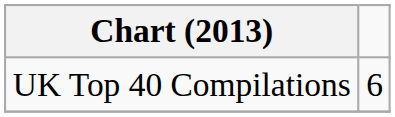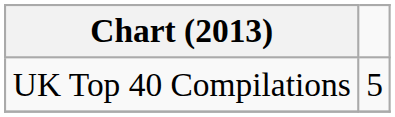(374, 84) 6 -> (374, 84) 5
